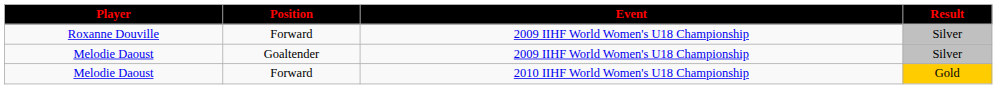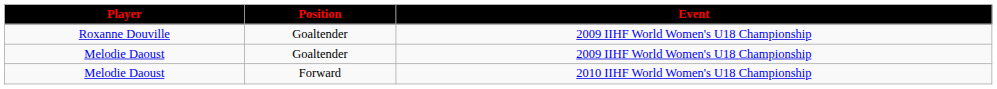- column: (947, 14)
(291, 34) Forward -> (320, 34) Goaltender
